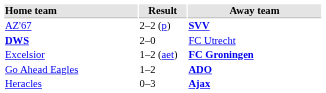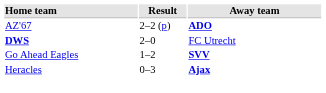(199, 26) SVV -> (200, 26) ADO
- row: (25, 55)
(200, 69) ADO -> (199, 55) SVV
